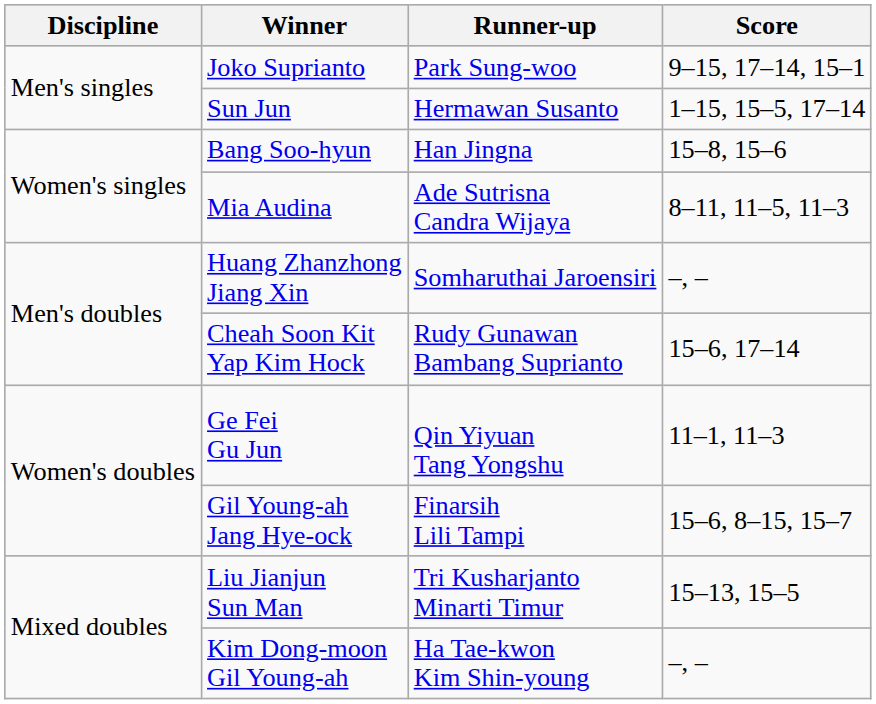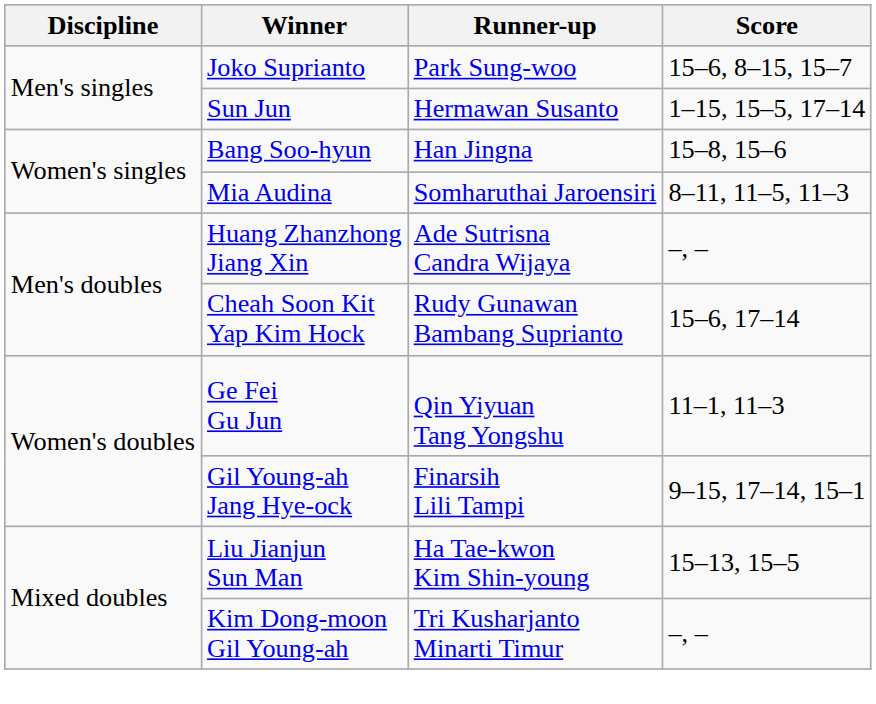(767, 66) 9–15, 17–14, 15–1 -> (760, 66) 15–6, 8–15, 15–7
(492, 206) Ade Sutrisna Candra Wijaya -> (535, 191) Somharuthai Jaroensiri
(535, 277) Somharuthai Jaroensiri -> (492, 248) Ade Sutrisna Candra Wijaya
(760, 520) 15–6, 8–15, 15–7 -> (767, 491) 9–15, 17–14, 15–1
(497, 591) Tri Kusharjanto Minarti Timur -> (502, 562) Ha Tae-kwon Kim Shin-young
(502, 662) Ha Tae-kwon Kim Shin-young -> (497, 633) Tri Kusharjanto Minarti Timur
